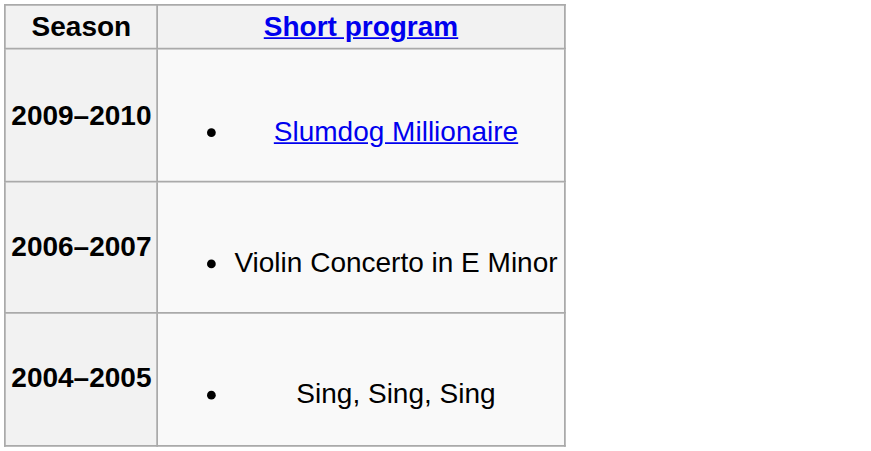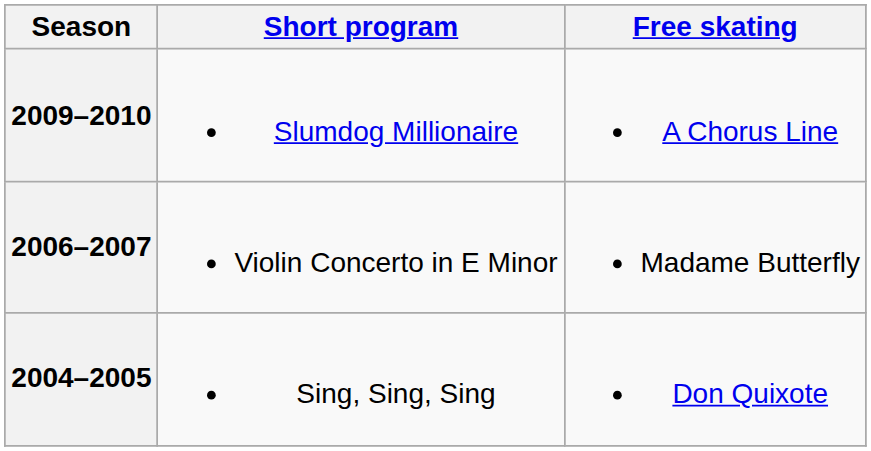+ column: (715, 26)
